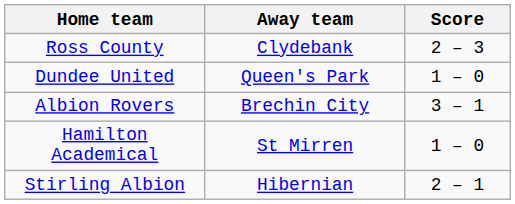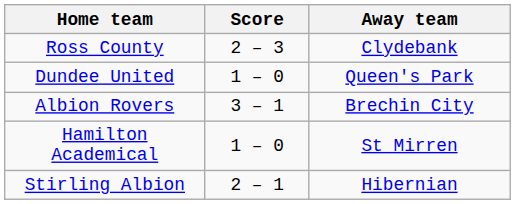columns swapped: (457, 19) <-> (305, 19)
